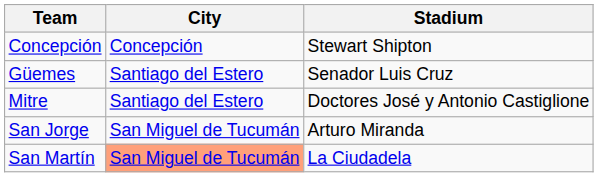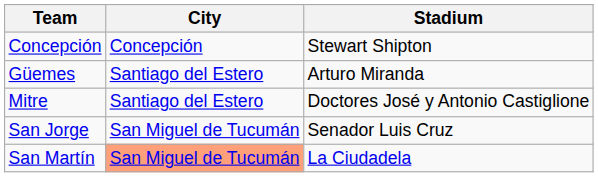(380, 74) Senador Luis Cruz -> (366, 74) Arturo Miranda
(366, 130) Arturo Miranda -> (380, 130) Senador Luis Cruz
